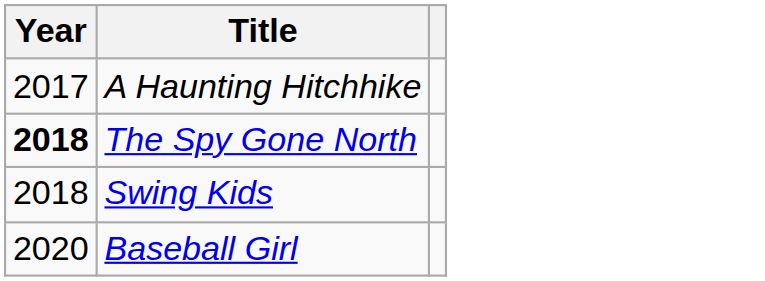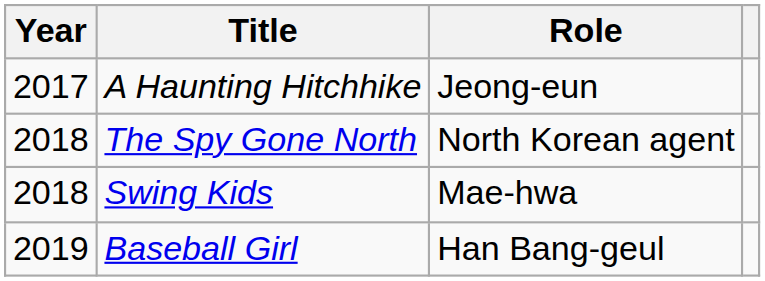+ column: (586, 31)
(51, 139) bold -> (51, 139) normal
(51, 247) 2020 -> (51, 247) 2019
